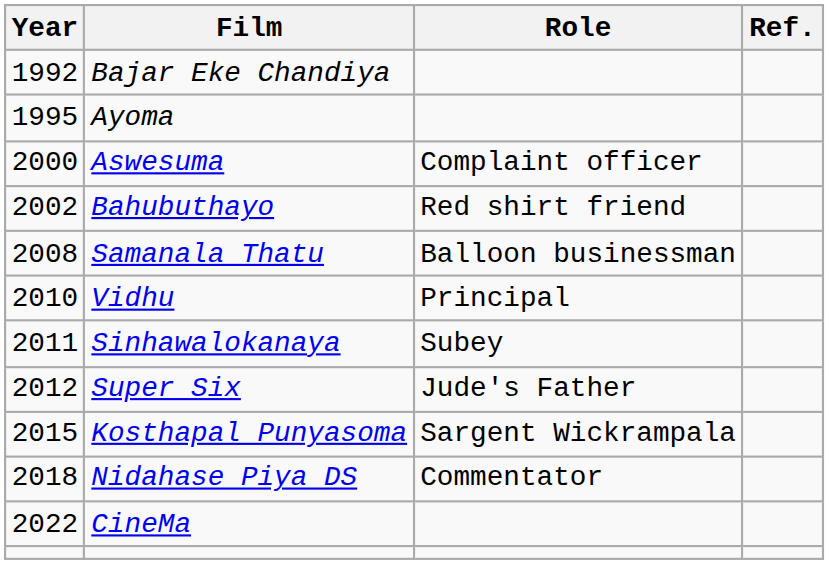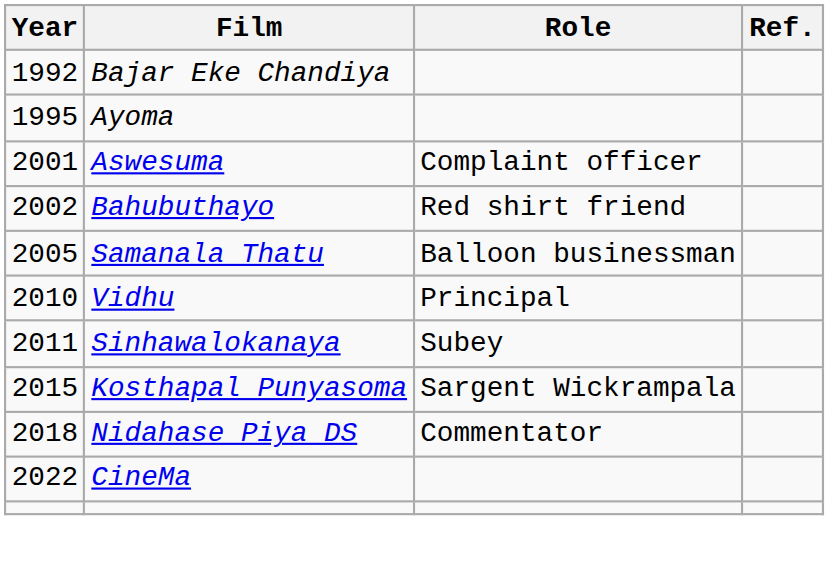(45, 163) 2000 -> (45, 163) 2001
(45, 253) 2008 -> (45, 253) 2005
- row: (166, 389)
